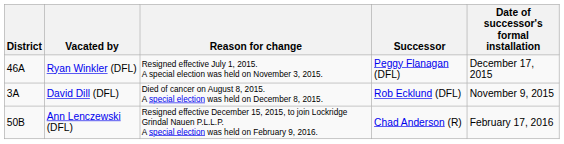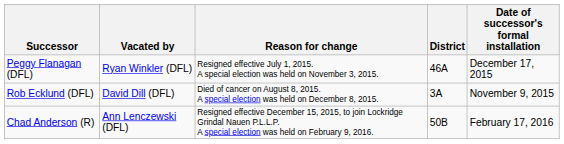columns swapped: (24, 47) <-> (420, 47)
